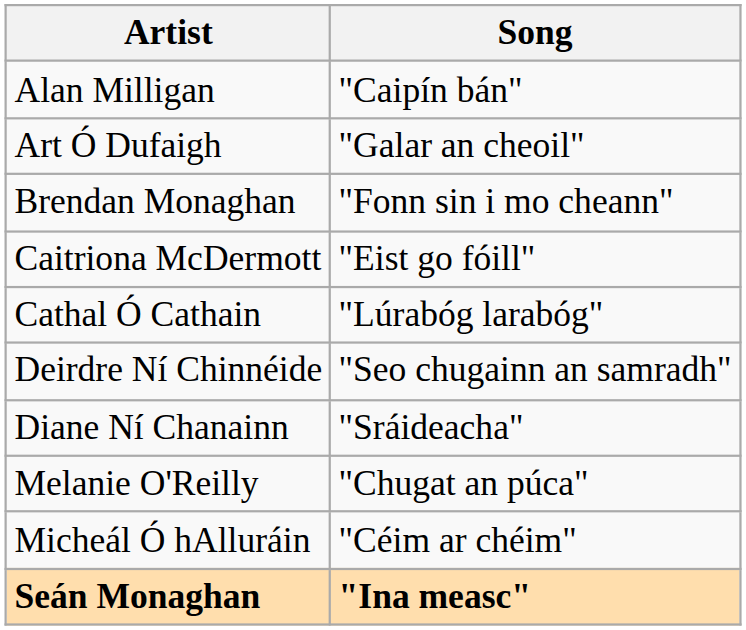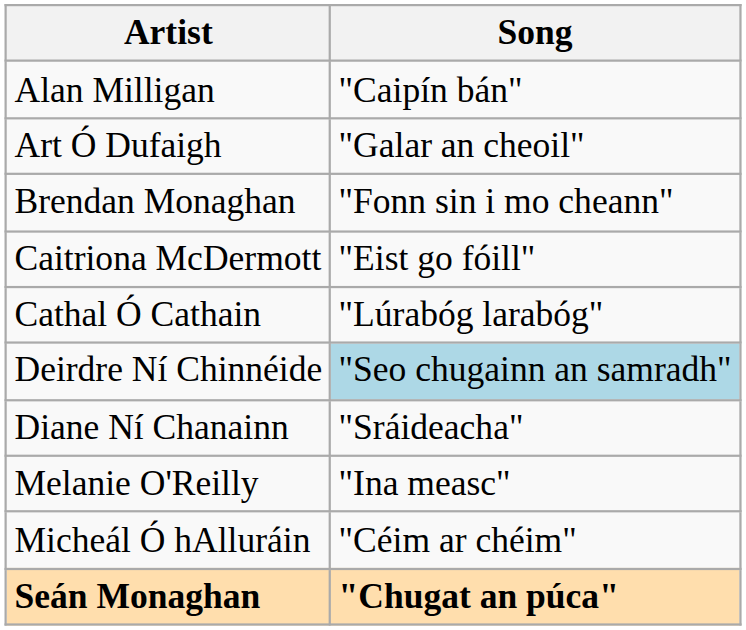(535, 370) no background -> (535, 370) lightblue background
(464, 483) "Chugat an púca" -> (425, 483) "Ina measc"
(435, 595) "Ina measc" -> (479, 595) "Chugat an púca"
